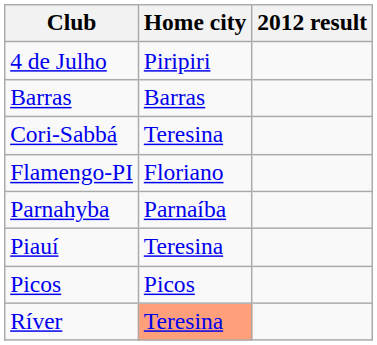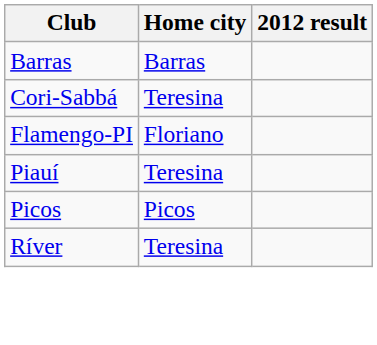- row: (59, 60)
- row: (60, 209)
(183, 321) lightsalmon background -> (183, 246) no background
